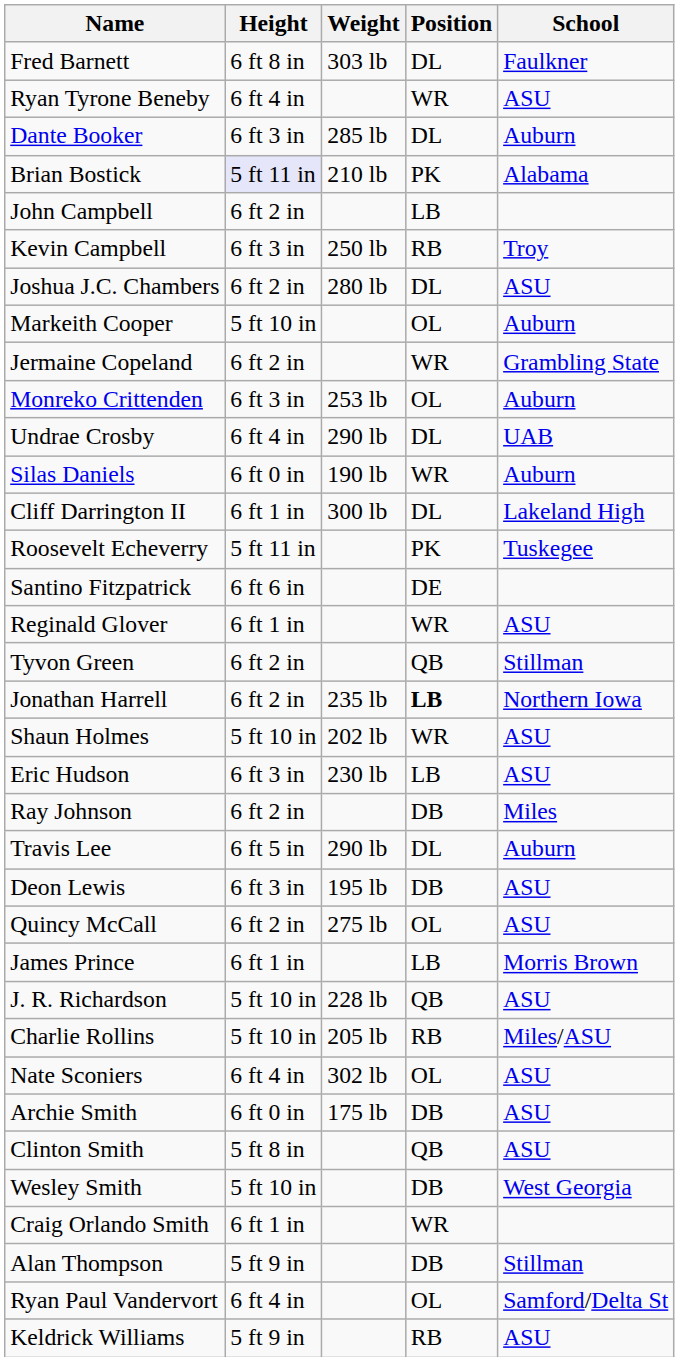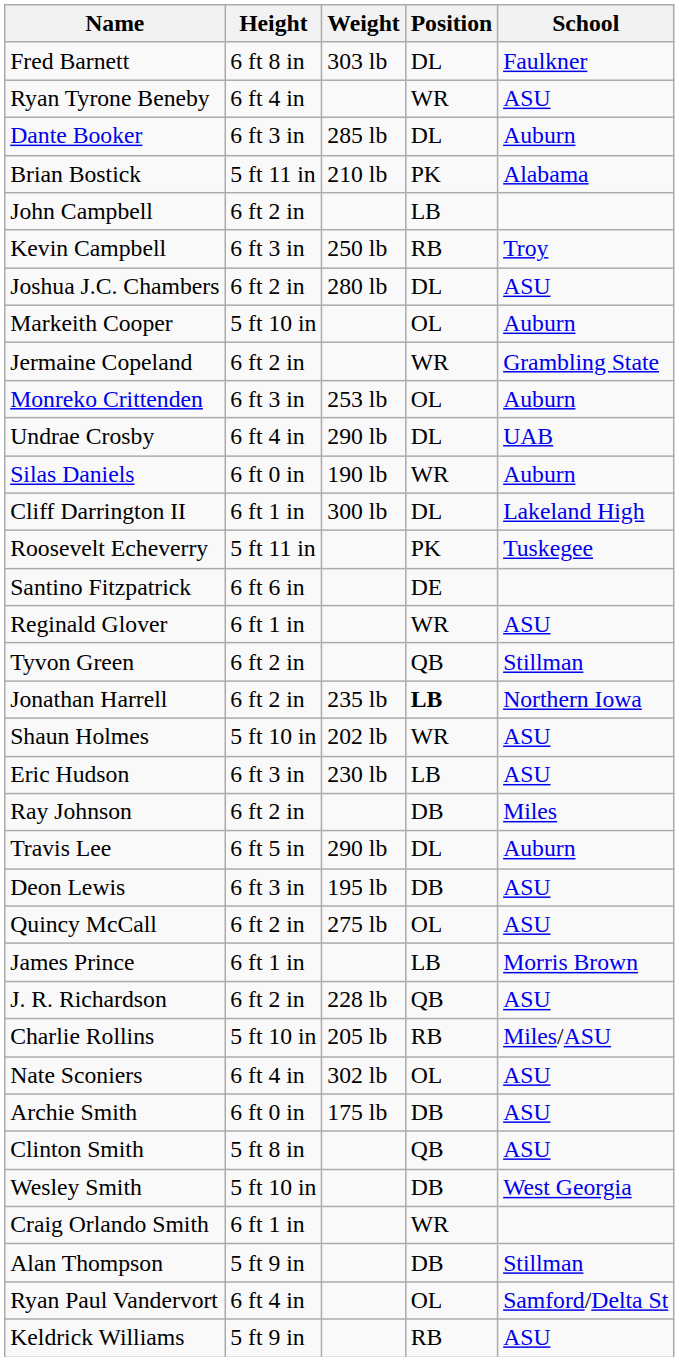(273, 173) lavender background -> (273, 173) no background
(273, 999) 5 ft 10 in -> (267, 999) 6 ft 2 in
